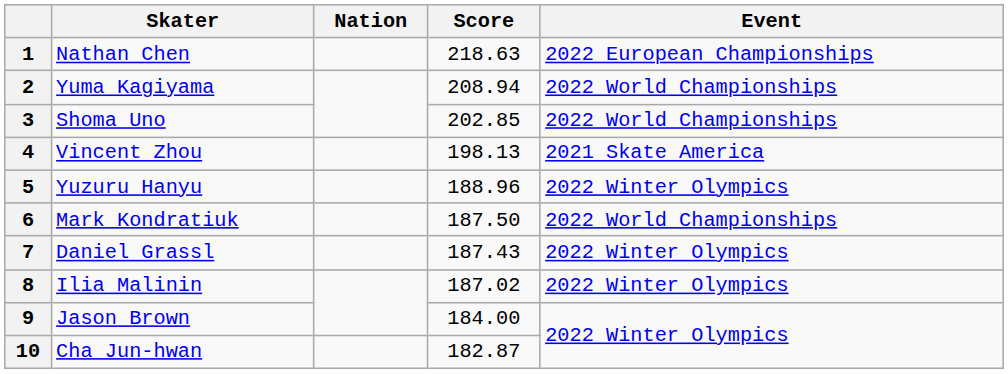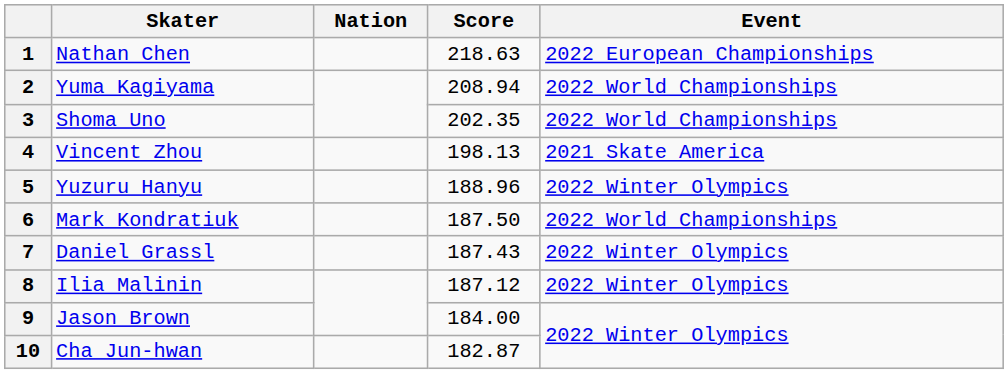(484, 120) 202.85 -> (484, 120) 202.35
(484, 286) 187.02 -> (484, 286) 187.12
